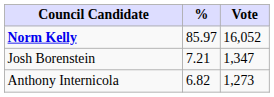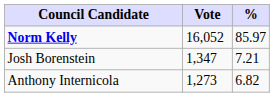columns swapped: (245, 15) <-> (201, 15)
